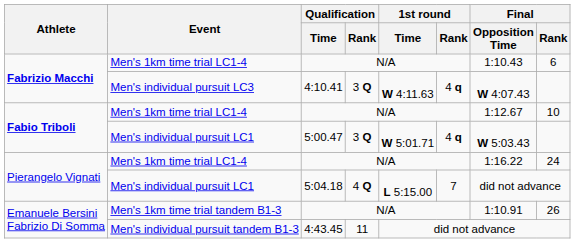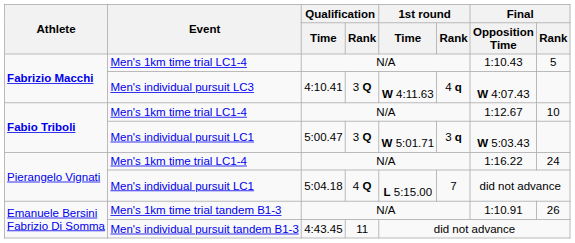(553, 63) 6 -> (553, 63) 5
(454, 137) 4 q -> (454, 137) 3 q
